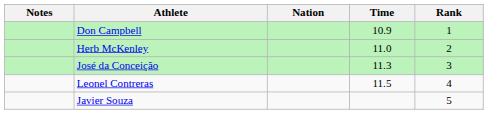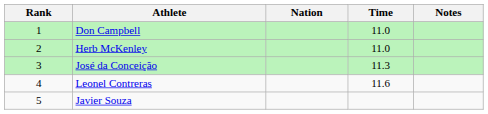columns swapped: (449, 13) <-> (39, 13)
(382, 30) 10.9 -> (381, 30) 11.0
(382, 83) 11.5 -> (381, 83) 11.6
